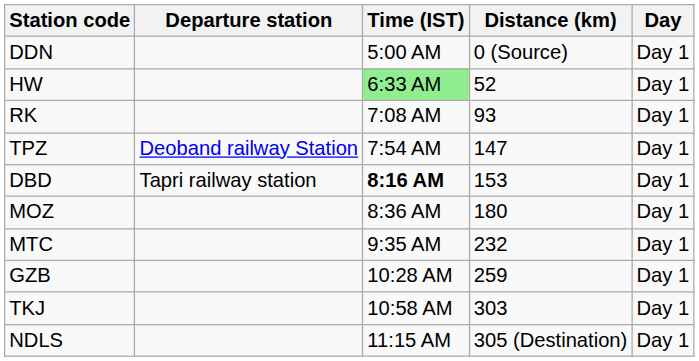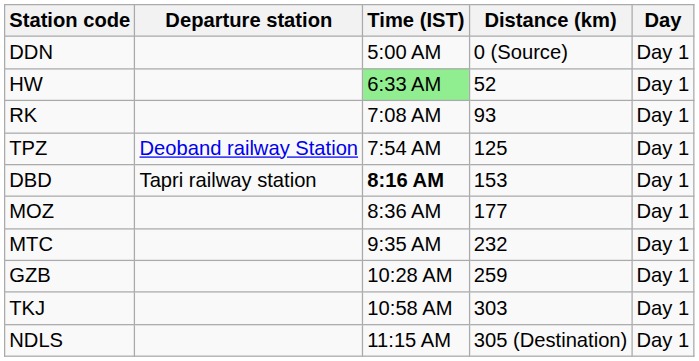(491, 148) 147 -> (491, 148) 125
(491, 212) 180 -> (491, 212) 177
